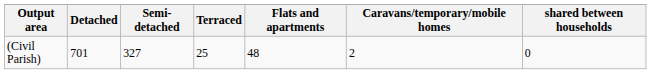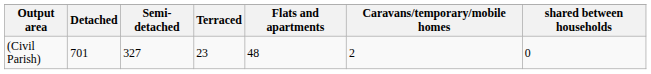(202, 52) 25 -> (202, 52) 23
